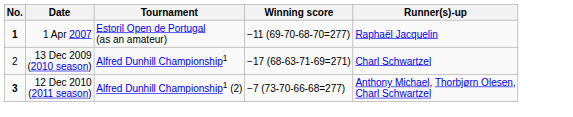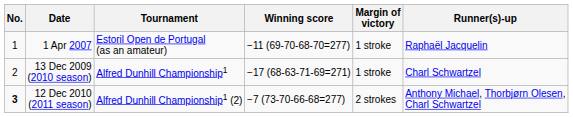+ column: (378, 18)
(15, 34) bold -> (15, 45) normal
